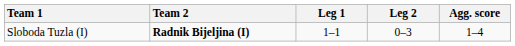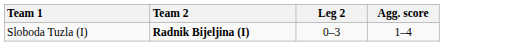- column: (332, 13)
